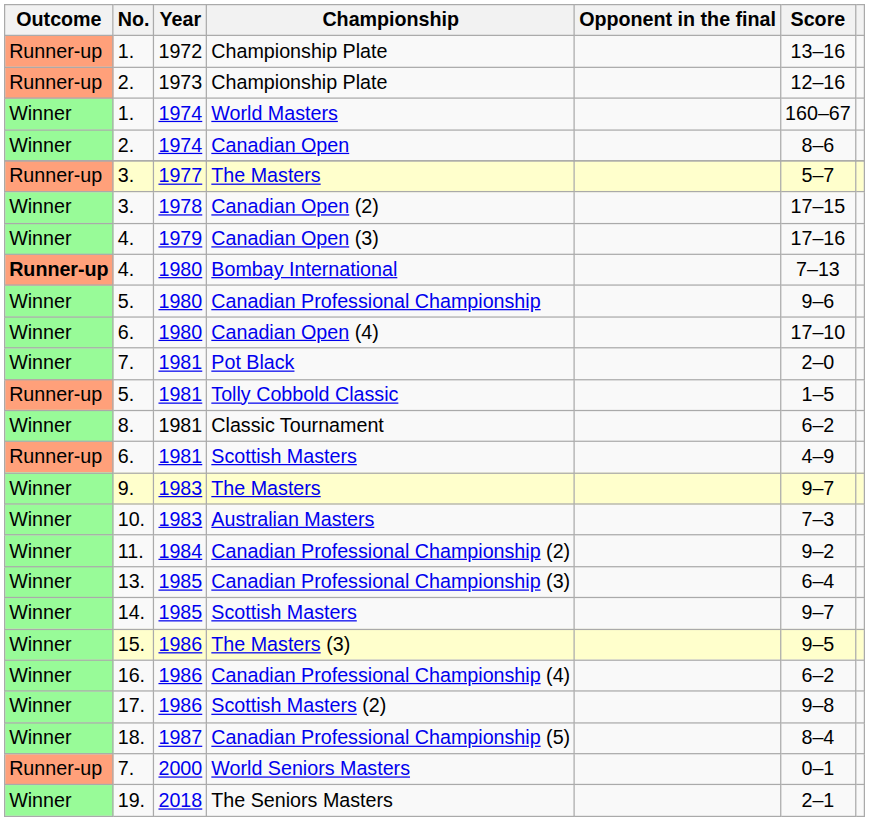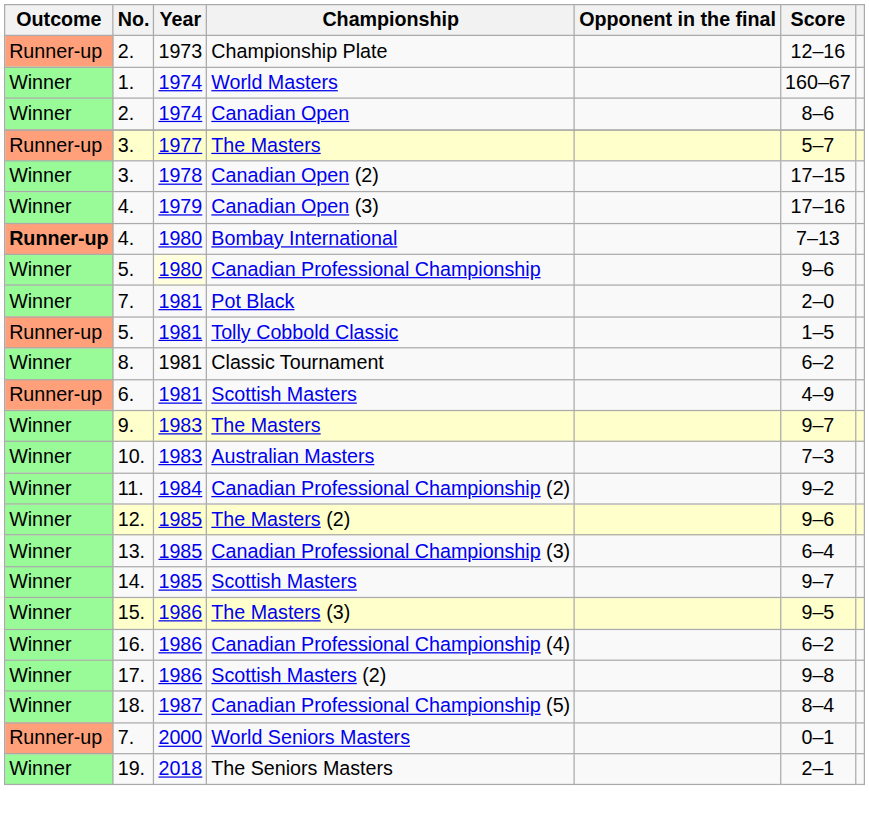- row: (126, 51)
(180, 301) no background -> (180, 269) lightyellow background
- row: (126, 332)
+ row: (131, 519)
